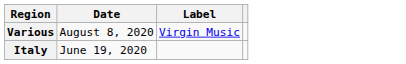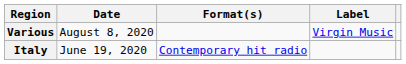+ column: (233, 14)
